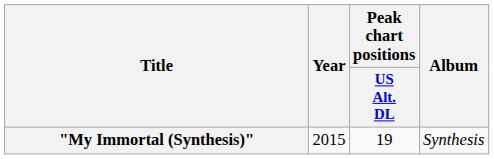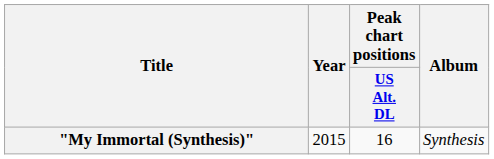(384, 140) 19 -> (384, 140) 16
